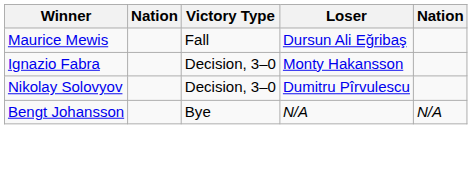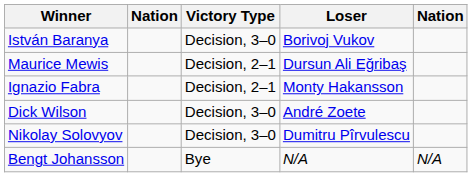+ row: (58, 40)
(197, 40) Fall -> (230, 64) Decision, 2–1
(230, 64) Decision, 3–0 -> (230, 87) Decision, 2–1
+ row: (47, 111)
